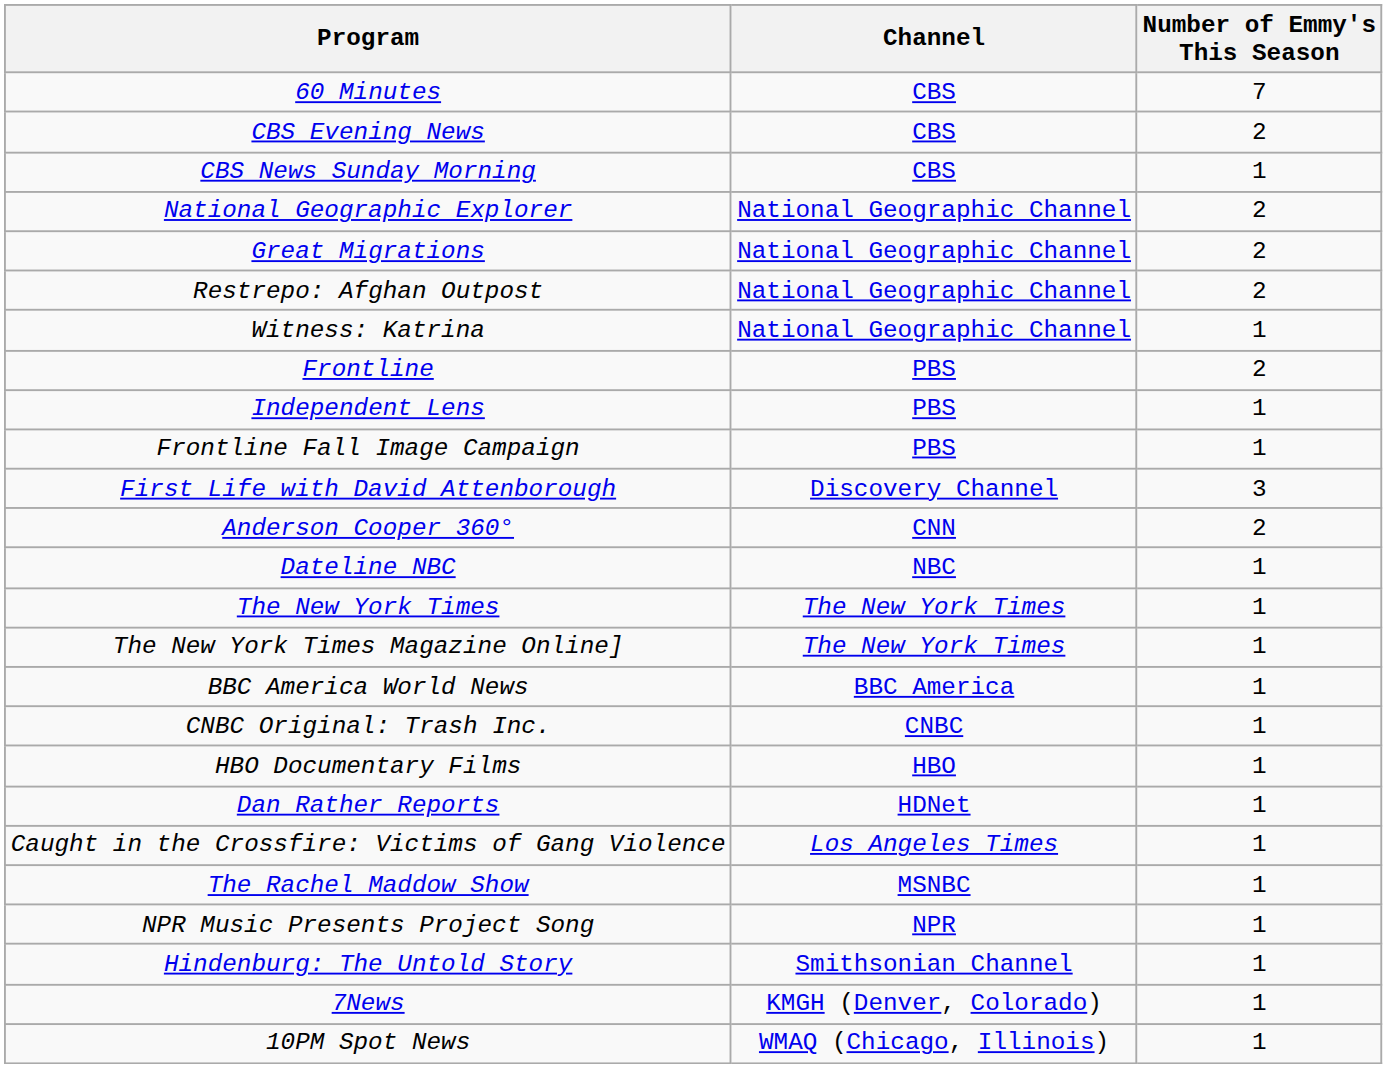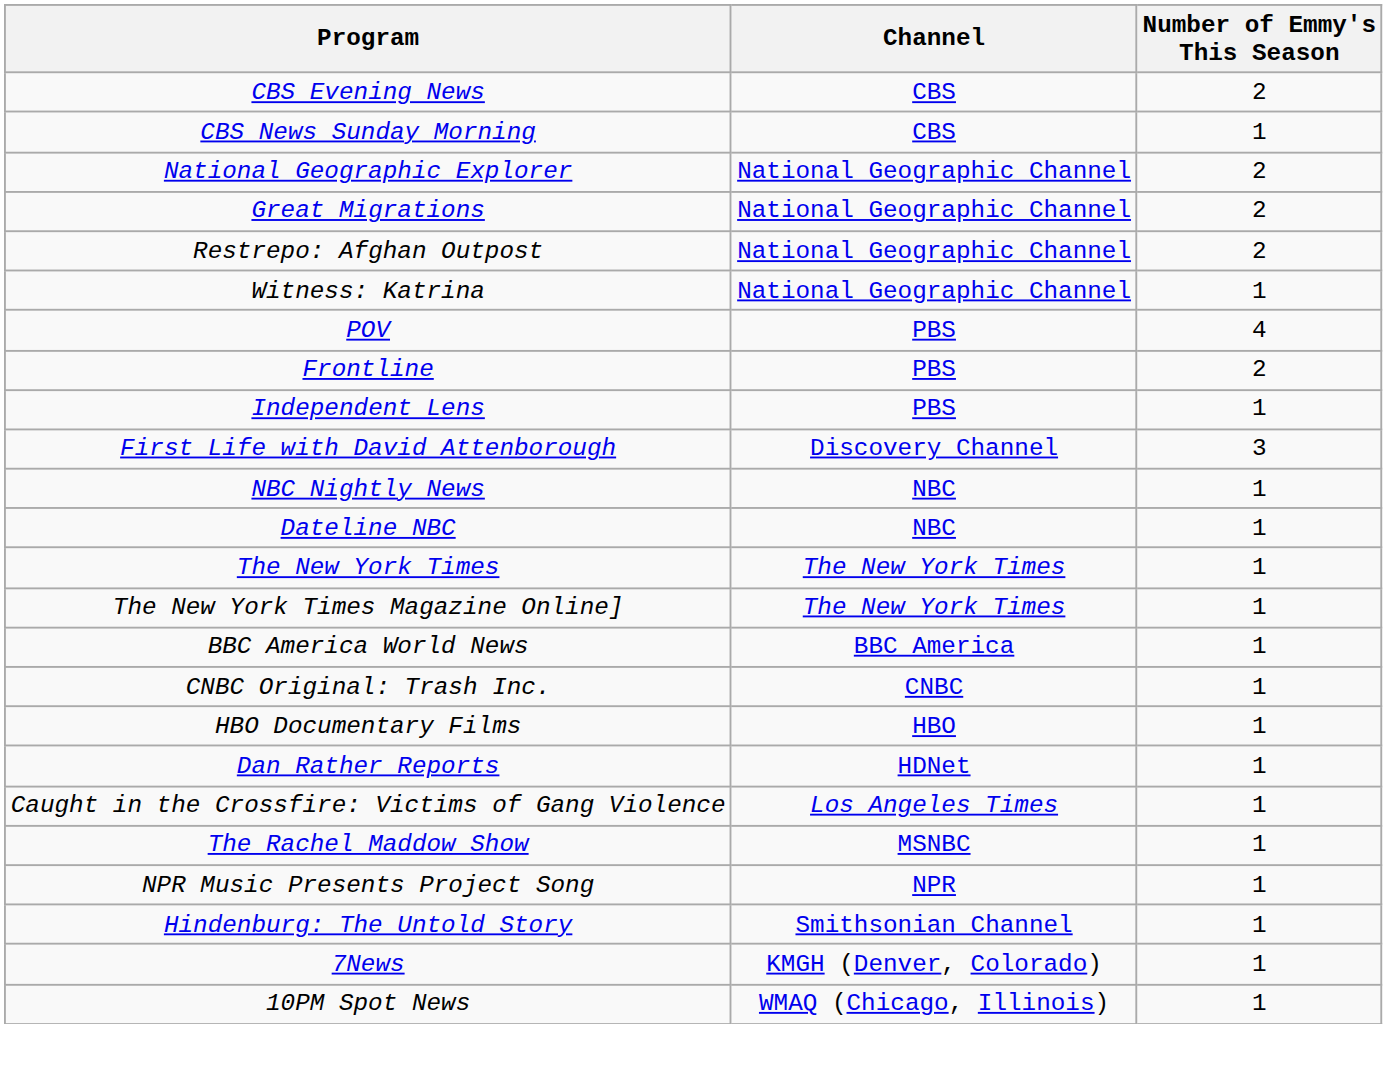- row: (368, 92)
+ row: (368, 330)
- row: (368, 449)
- row: (368, 528)
+ row: (368, 489)
